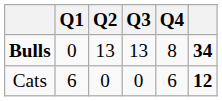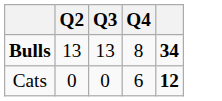- column: (72, 19)
